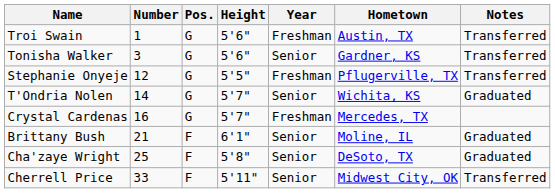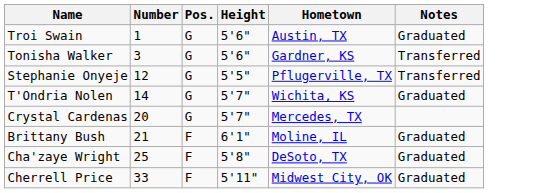- column: (302, 15)
(505, 35) Transferred -> (432, 35) Graduated
(141, 116) 16 -> (141, 116) 20
(505, 177) Transferred -> (432, 177) Graduated
